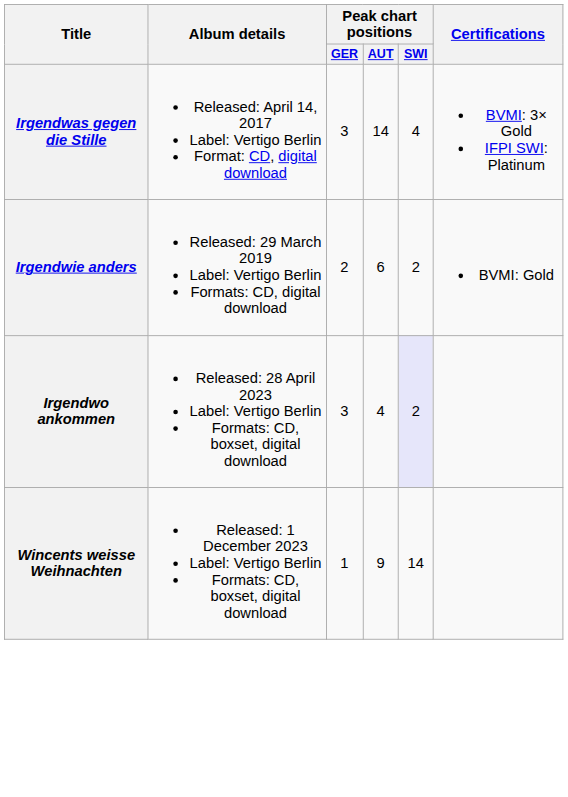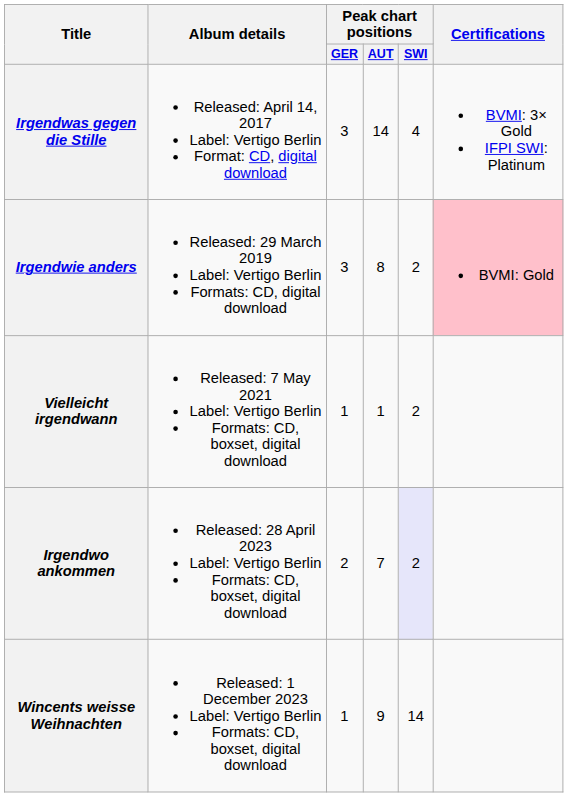(344, 267) 2 -> (344, 267) 3
(381, 267) 6 -> (381, 267) 8
(498, 276) no background -> (498, 276) pink background
+ row: (76, 411)
(344, 411) 3 -> (344, 563) 2
(381, 411) 4 -> (381, 563) 7
